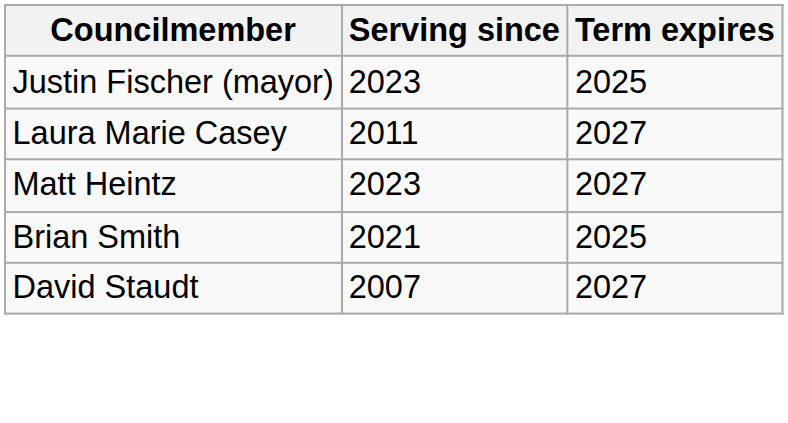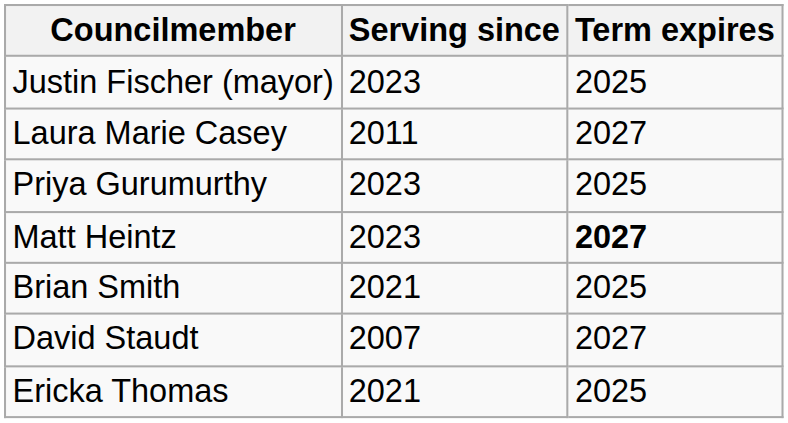+ row: (140, 184)
(611, 184) normal -> (611, 236) bold
+ row: (121, 390)
